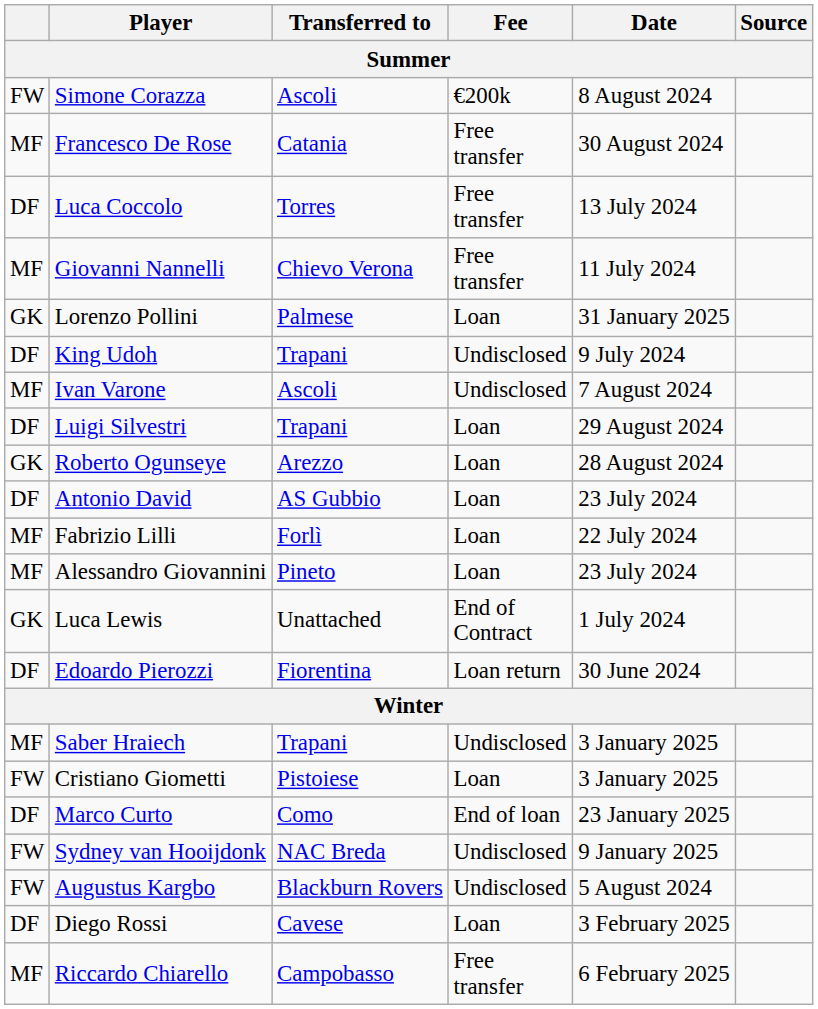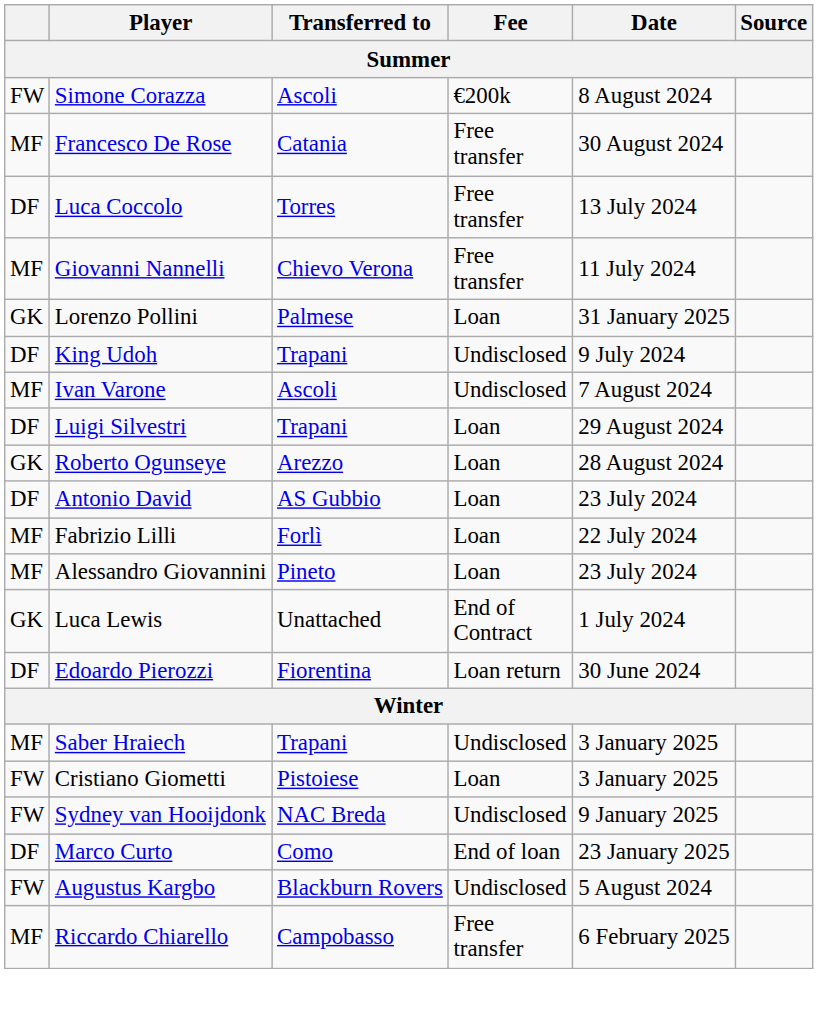rows swapped: (160, 851) <-> (114, 815)
- row: (111, 923)
